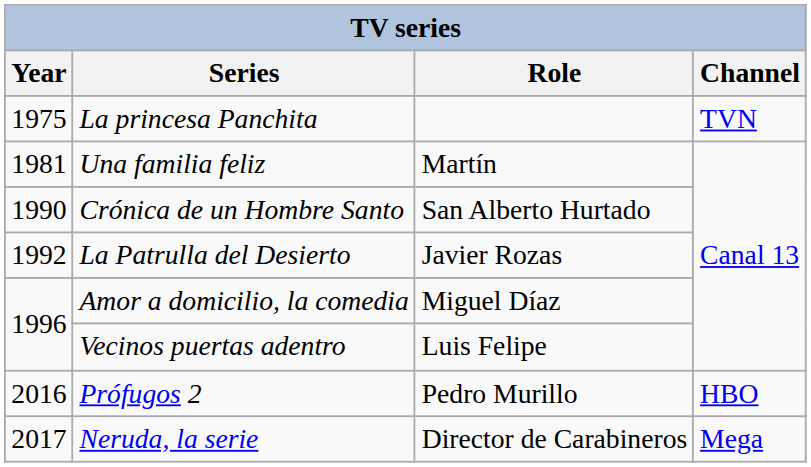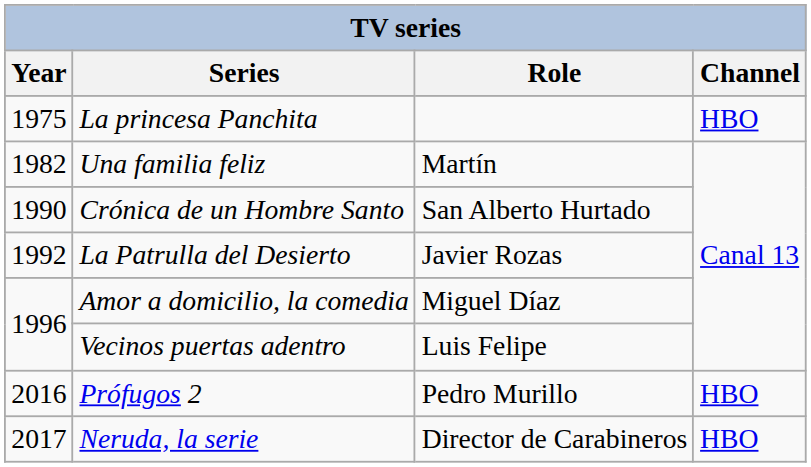(729, 118) TVN -> (729, 118) HBO
(39, 164) 1981 -> (39, 164) 1982
(732, 438) Mega -> (729, 438) HBO
